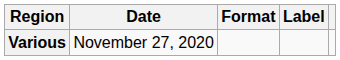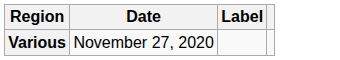- column: (248, 17)
